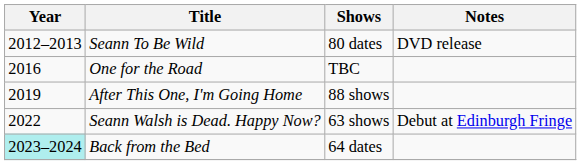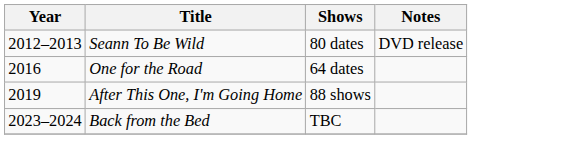(344, 69) TBC -> (337, 69) 64 dates
- row: (205, 120)
(45, 146) paleturquoise background -> (45, 120) no background
(355, 146) 64 dates -> (326, 120) TBC
